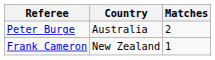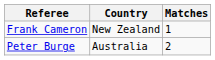rows swapped: (41, 30) <-> (47, 46)
